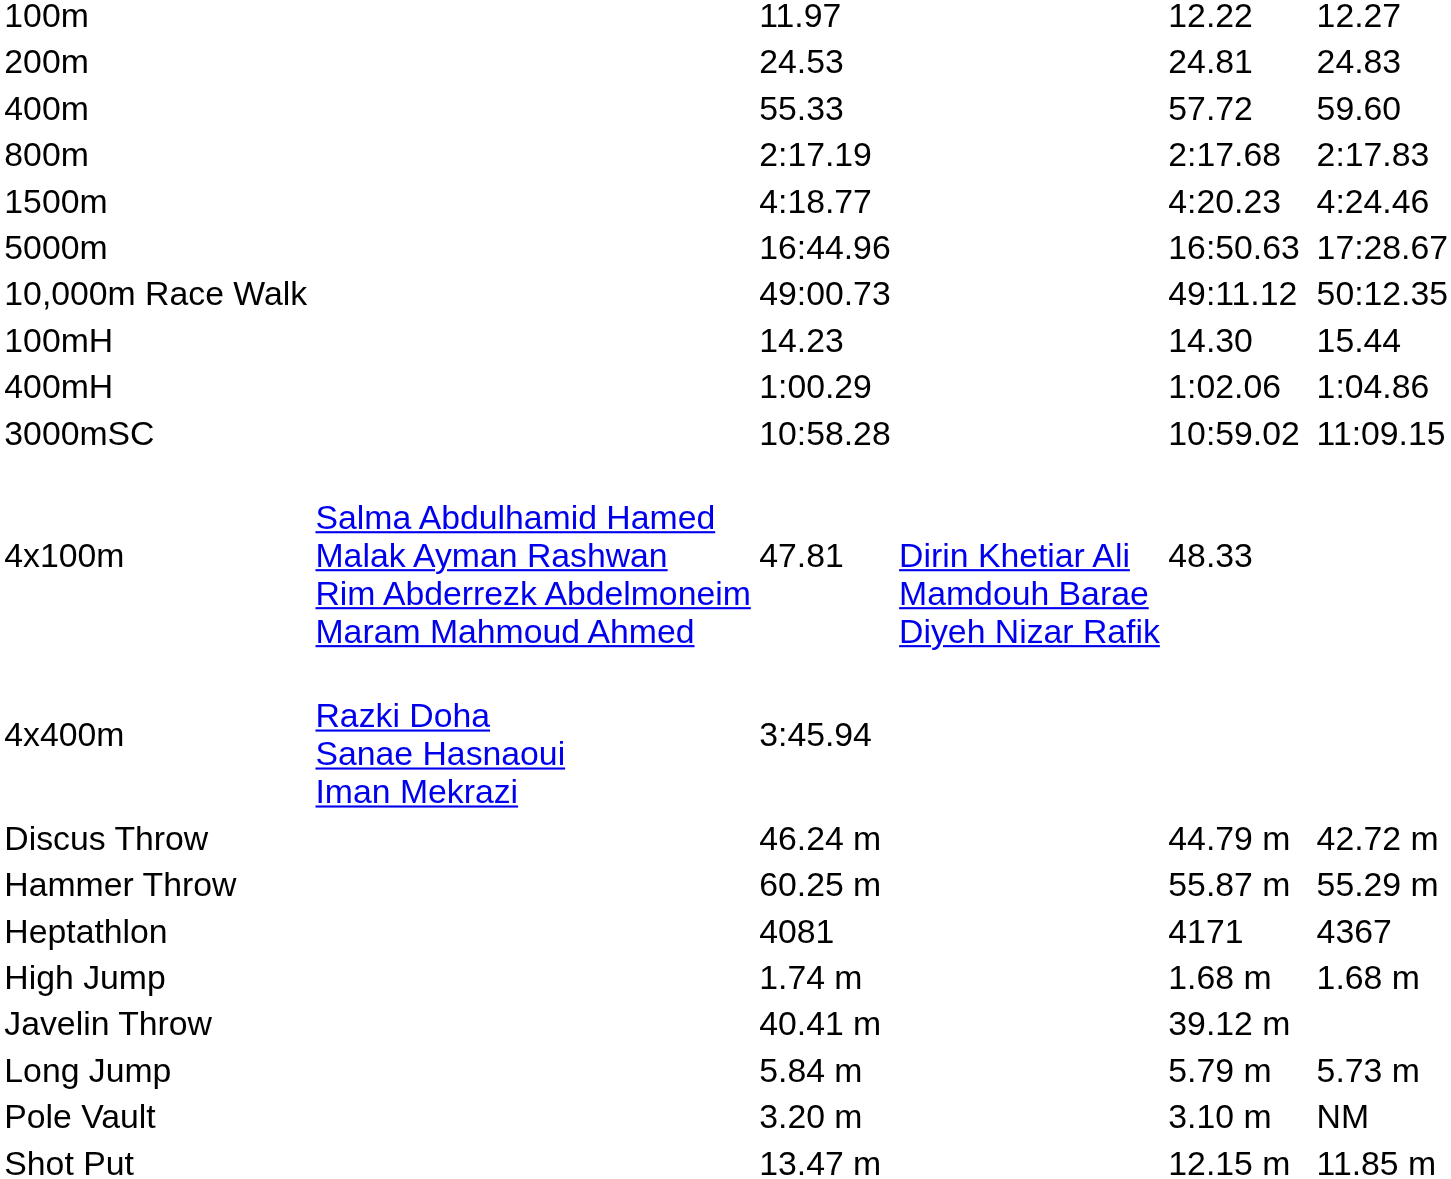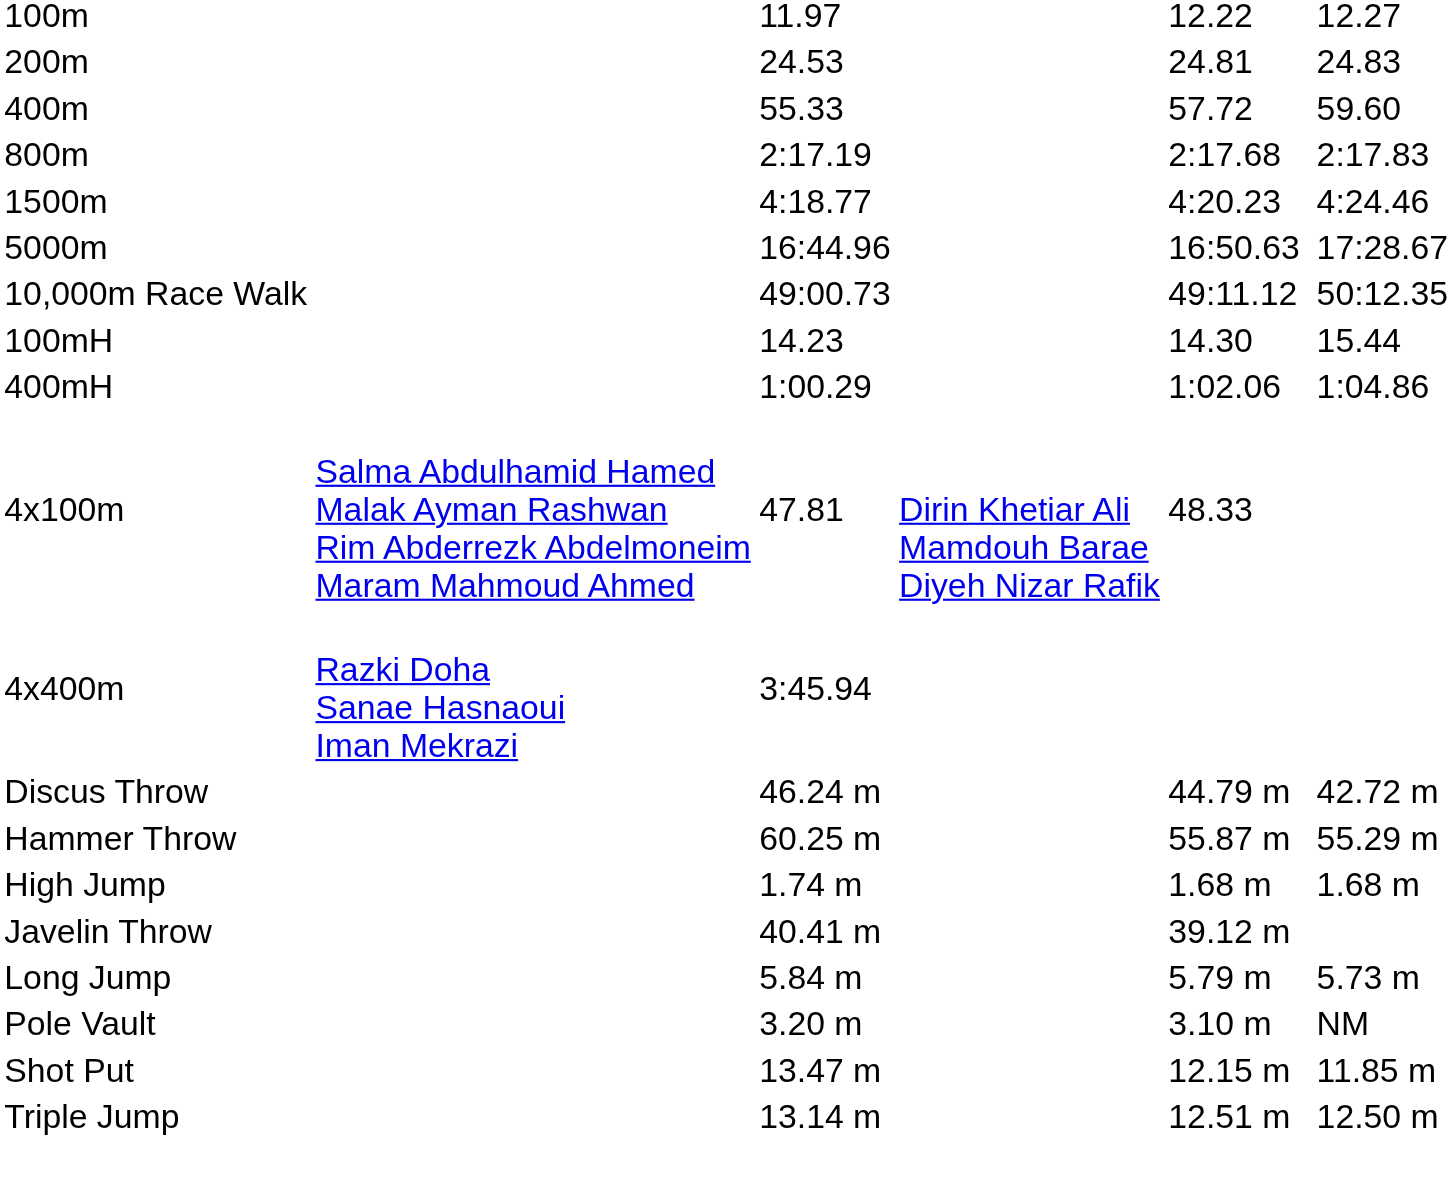- row: (79, 433)
- row: (86, 931)
+ row: (92, 1117)
